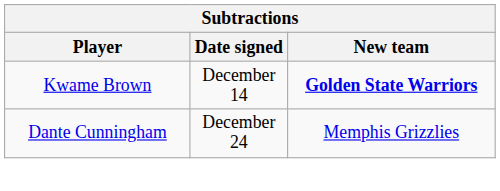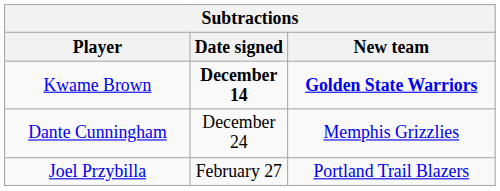(239, 84) normal -> (239, 84) bold
+ row: (97, 171)
